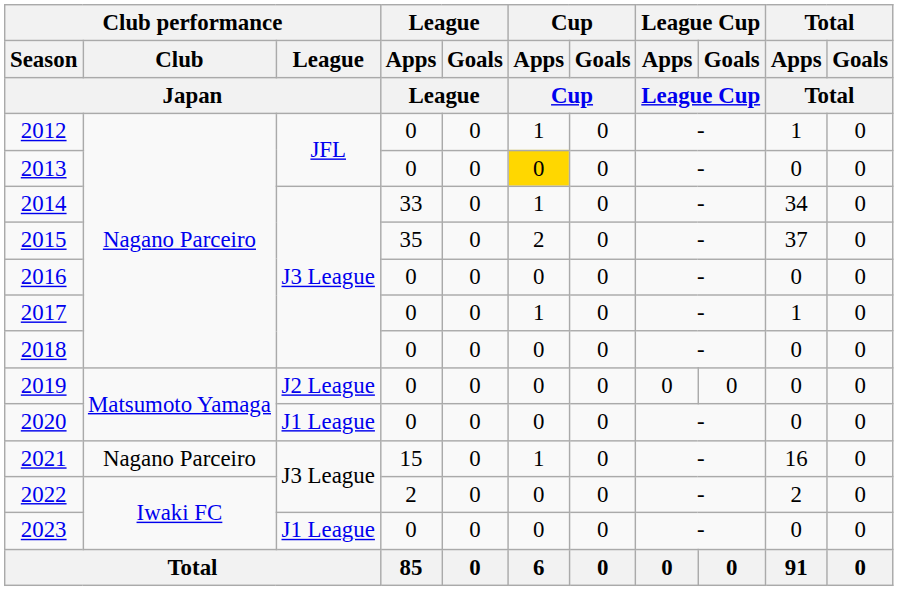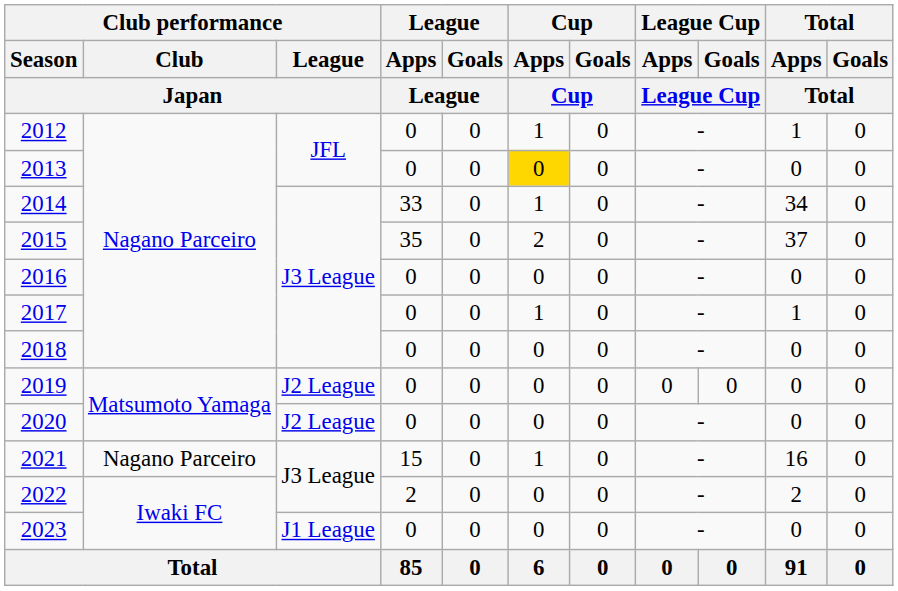(328, 421) J1 League -> (328, 421) J2 League
